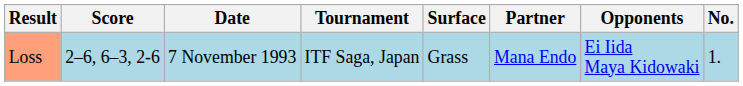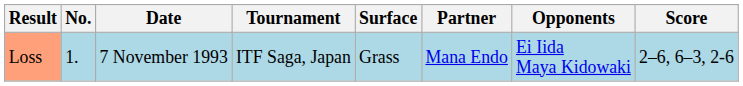columns swapped: (721, 18) <-> (113, 18)
